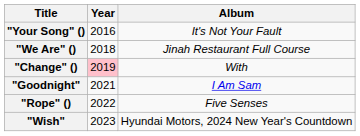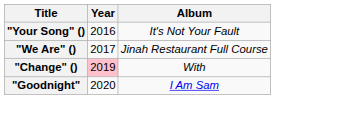(103, 49) 2018 -> (103, 49) 2017
(103, 85) 2021 -> (103, 85) 2020
- row: (46, 103)
- row: (46, 121)
